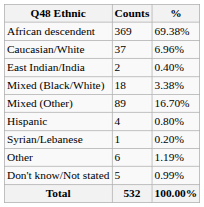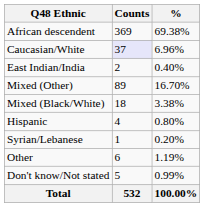(120, 49) no background -> (120, 49) lavender background
rows swapped: (56, 85) <-> (40, 103)
